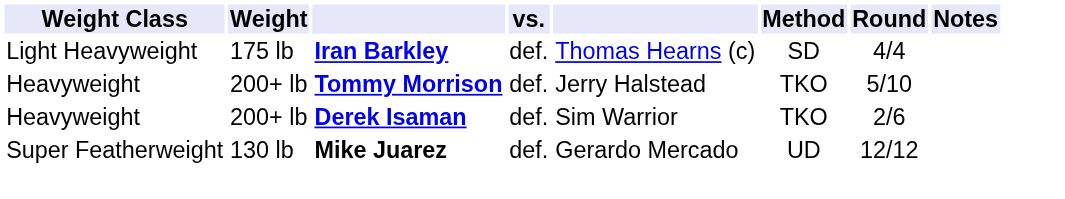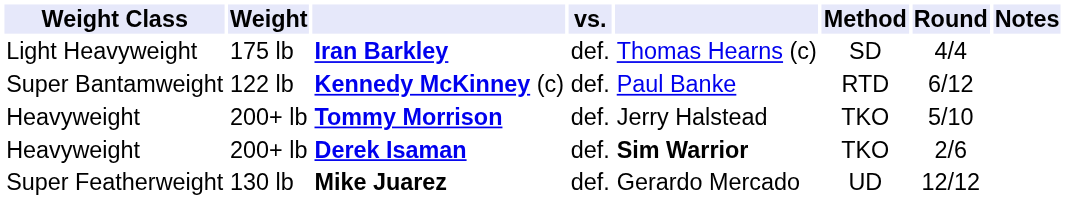+ row: (439, 84)
(616, 117) normal -> (683, 150) bold
